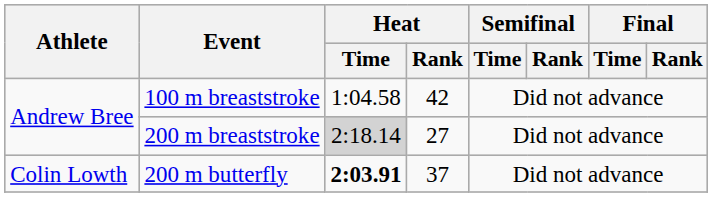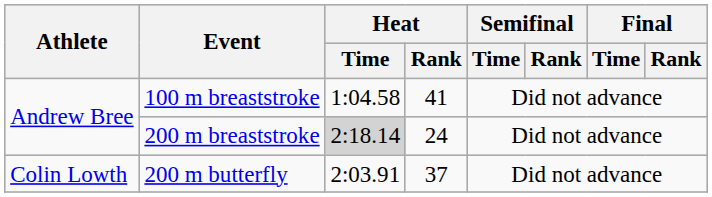(438, 97) 42 -> (436, 97) 41
(438, 135) 27 -> (436, 135) 24
(366, 173) bold -> (365, 173) normal
